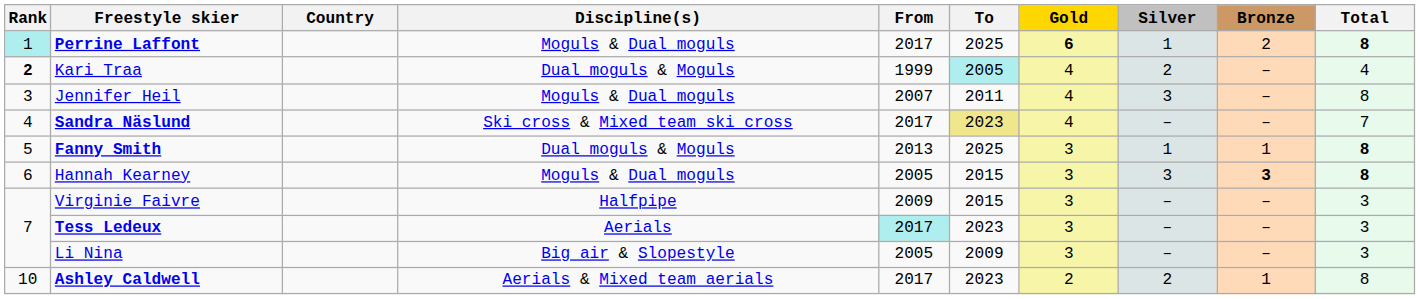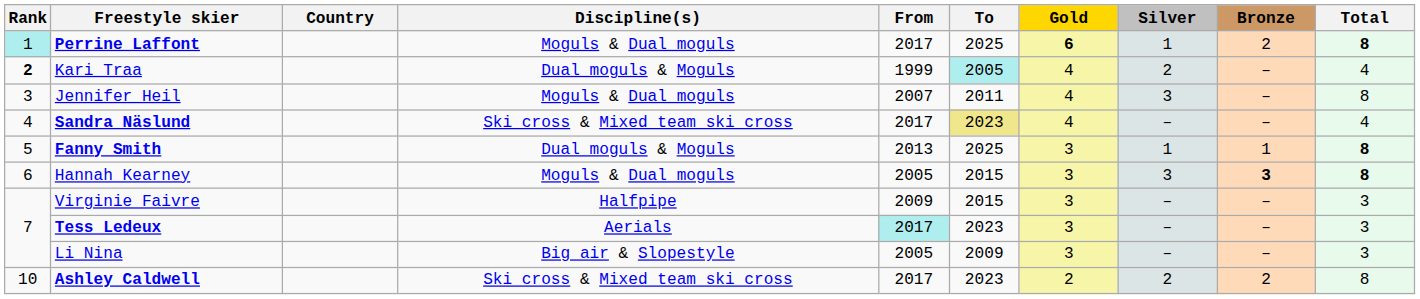(1365, 123) 7 -> (1365, 123) 4
(638, 280) Aerials & Mixed team aerials -> (638, 280) Ski cross & Mixed team ski cross
(1266, 280) 1 -> (1266, 280) 2
